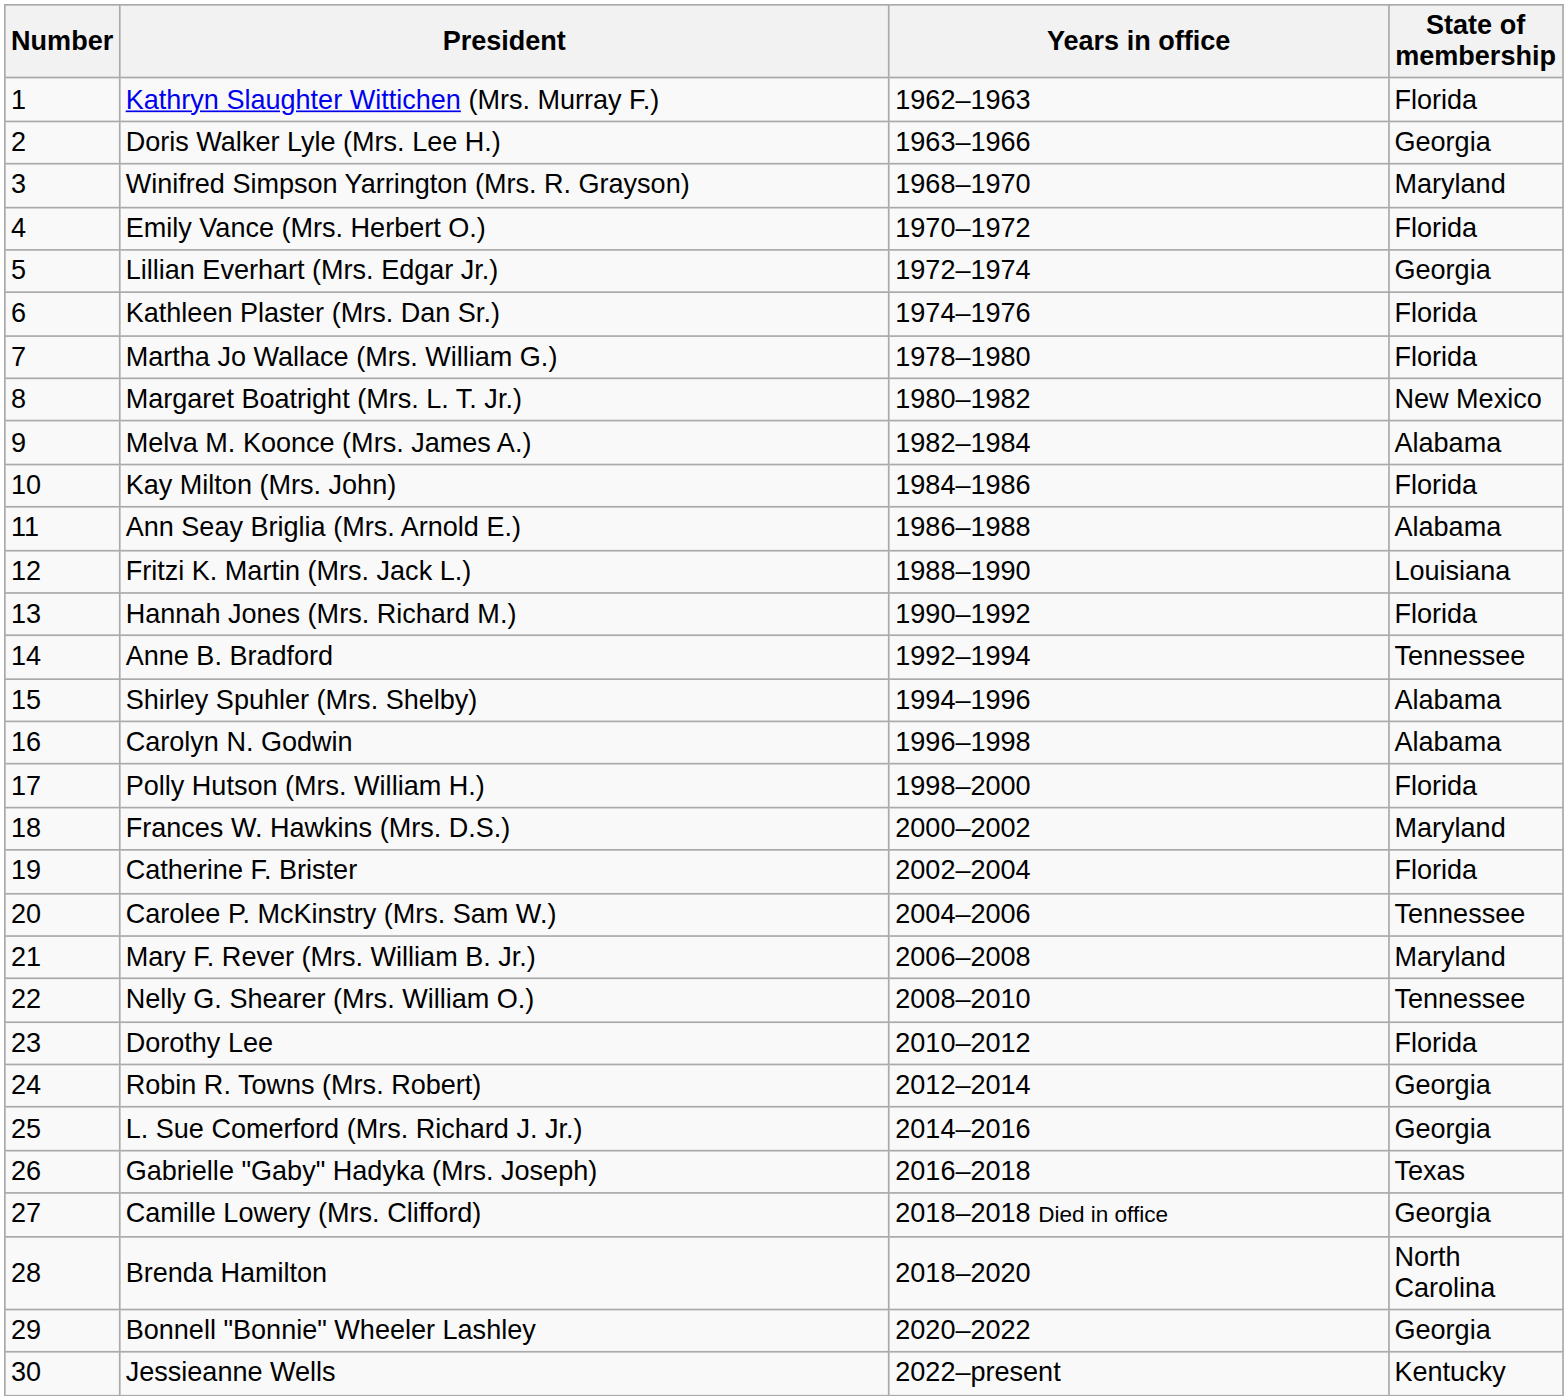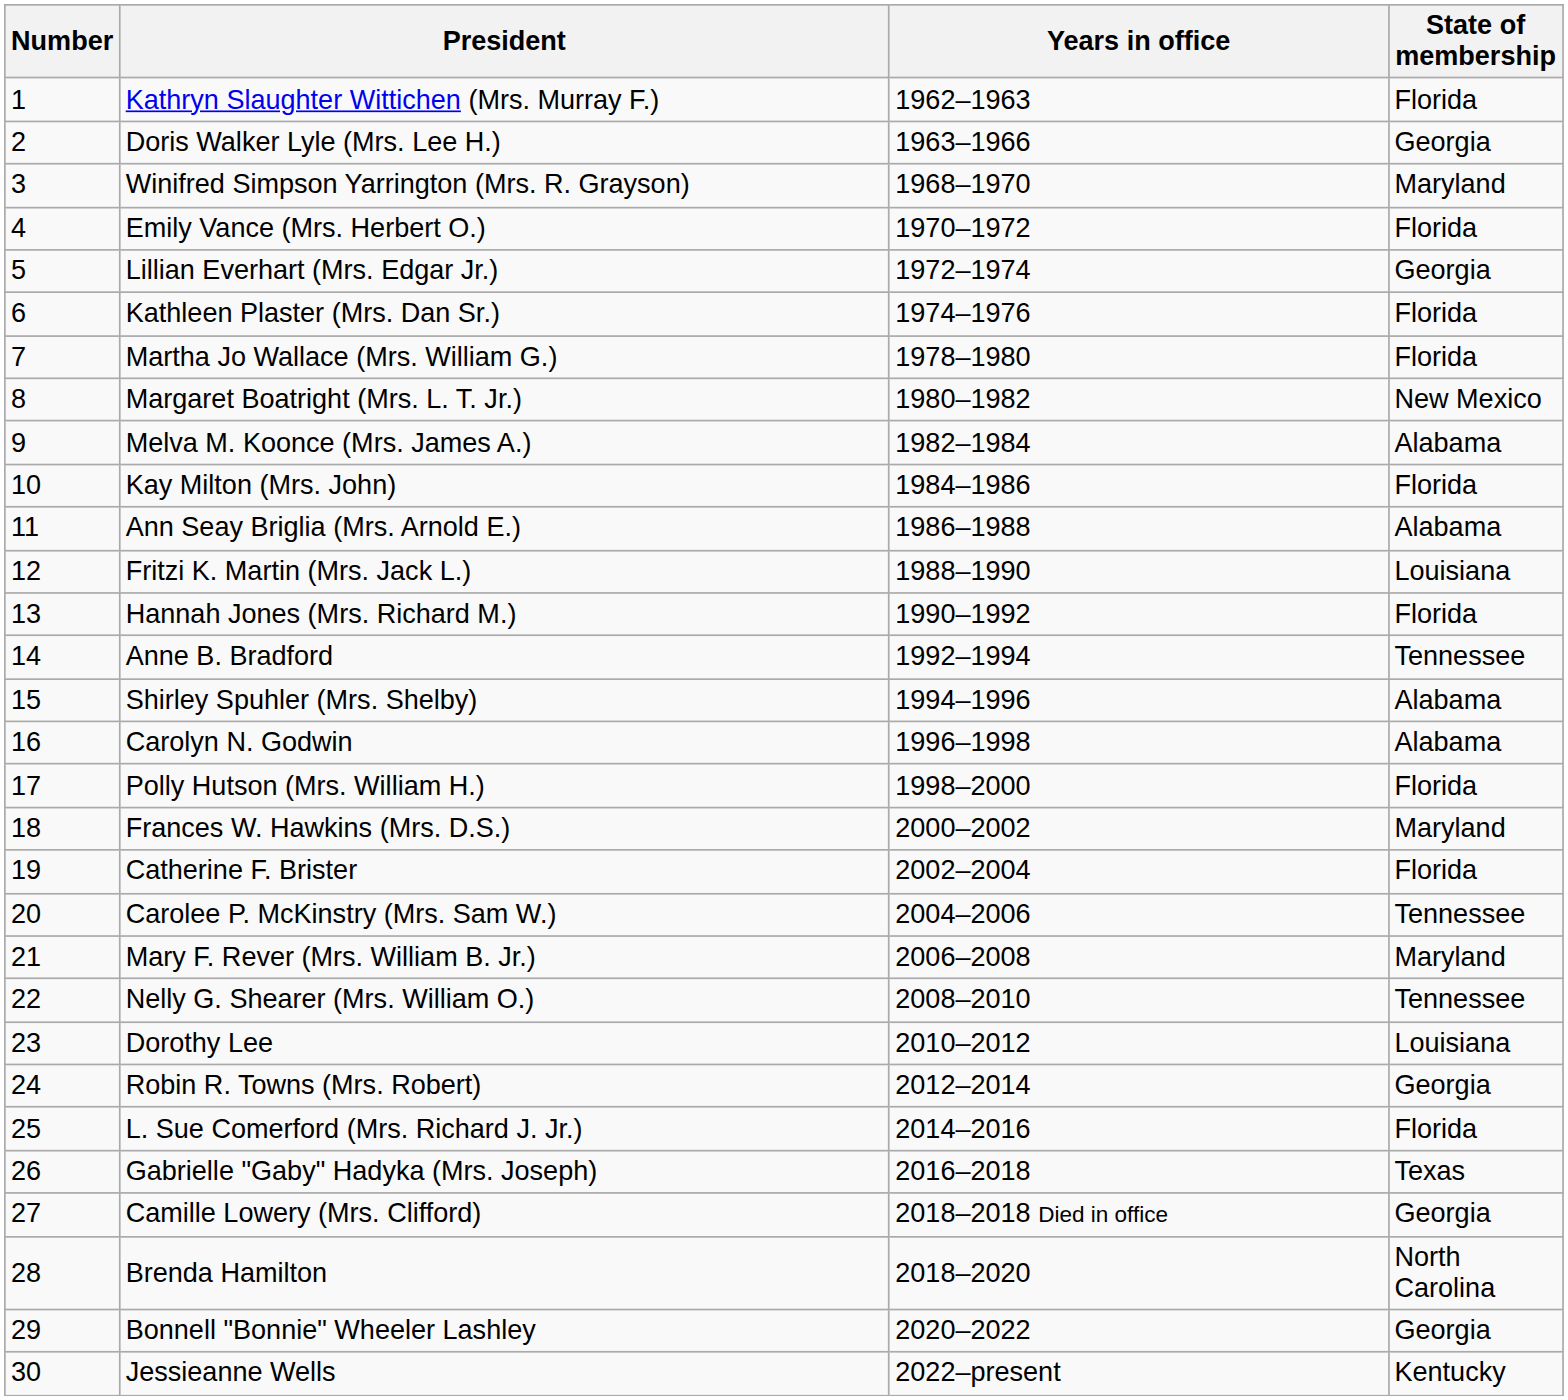(1436, 1042) Florida -> (1452, 1042) Louisiana
(1443, 1128) Georgia -> (1436, 1128) Florida
